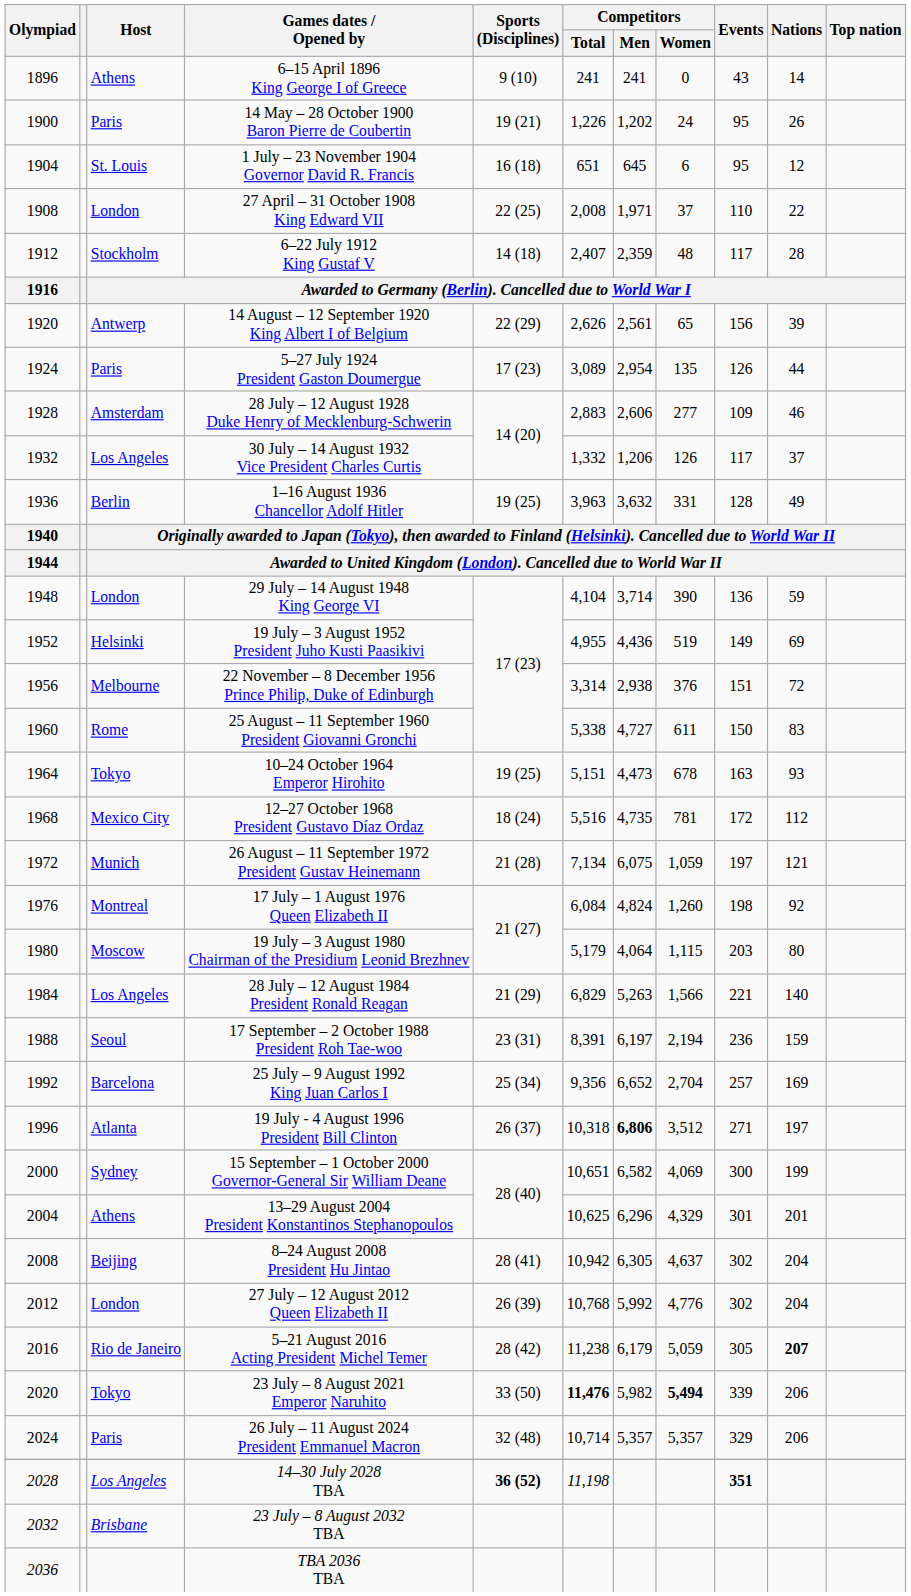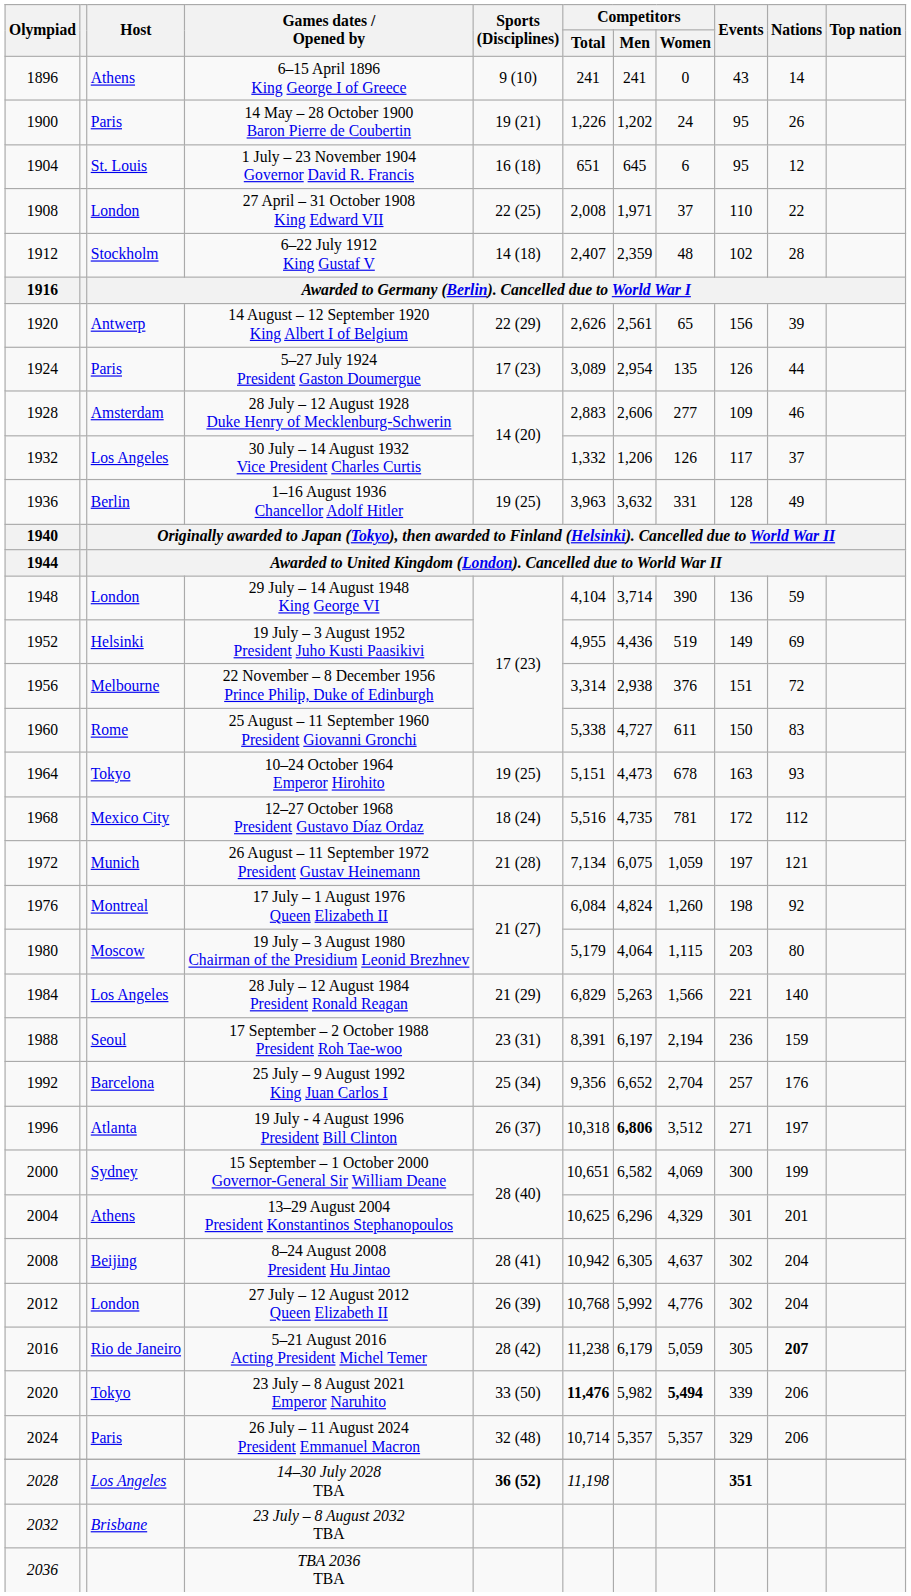(741, 254) 117 -> (741, 254) 102
(797, 1083) 169 -> (797, 1083) 176
